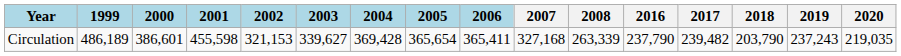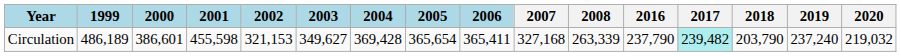(323, 39) 339,627 -> (323, 39) 349,627
(705, 39) no background -> (705, 39) paleturquoise background
(814, 39) 237,243 -> (814, 39) 237,240
(869, 39) 219,035 -> (869, 39) 219,032
